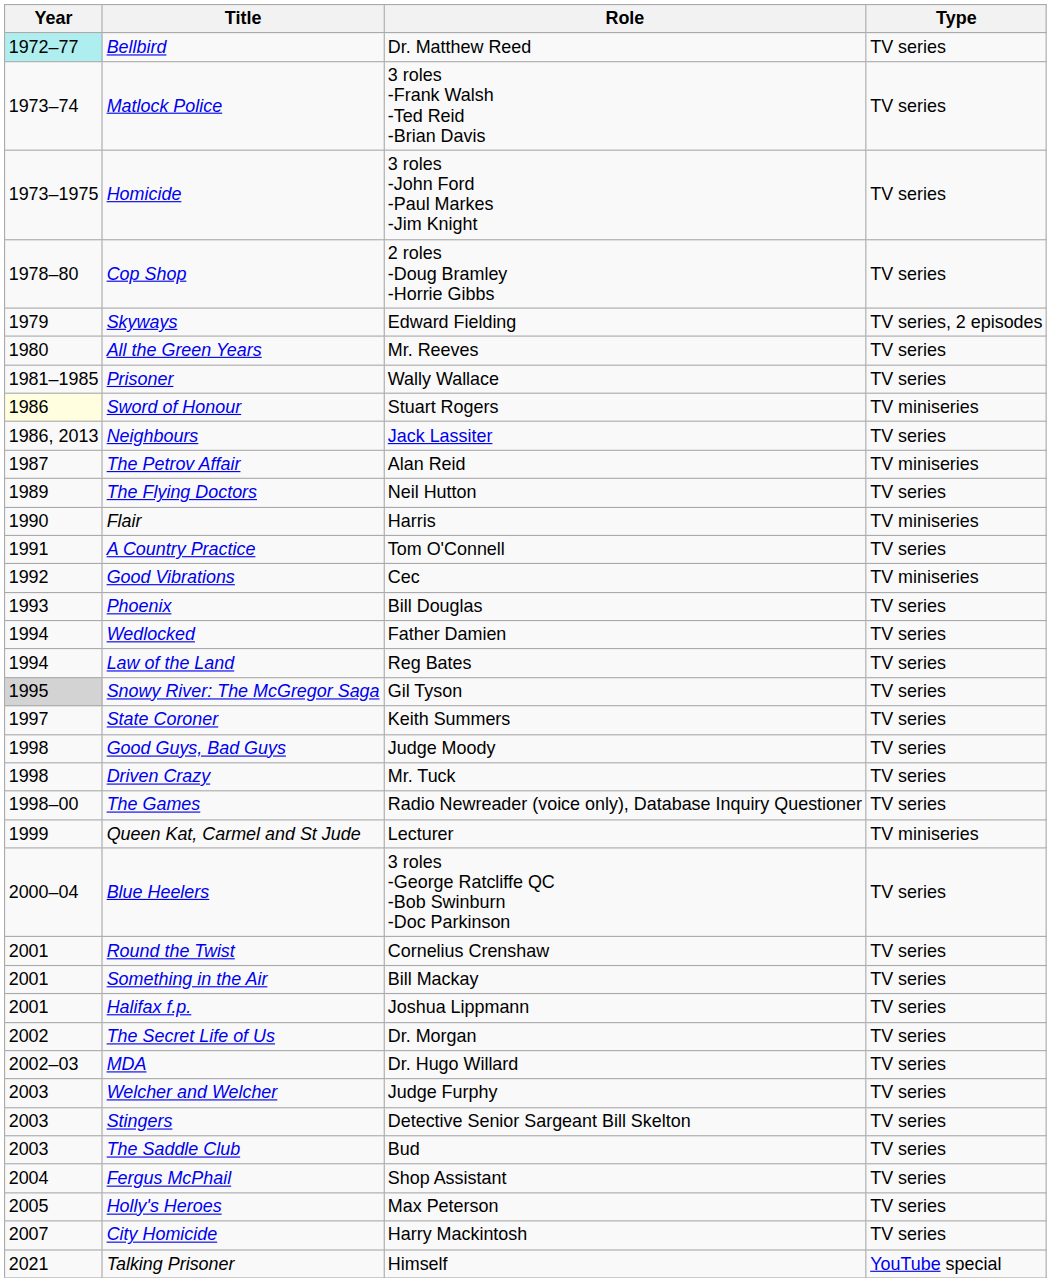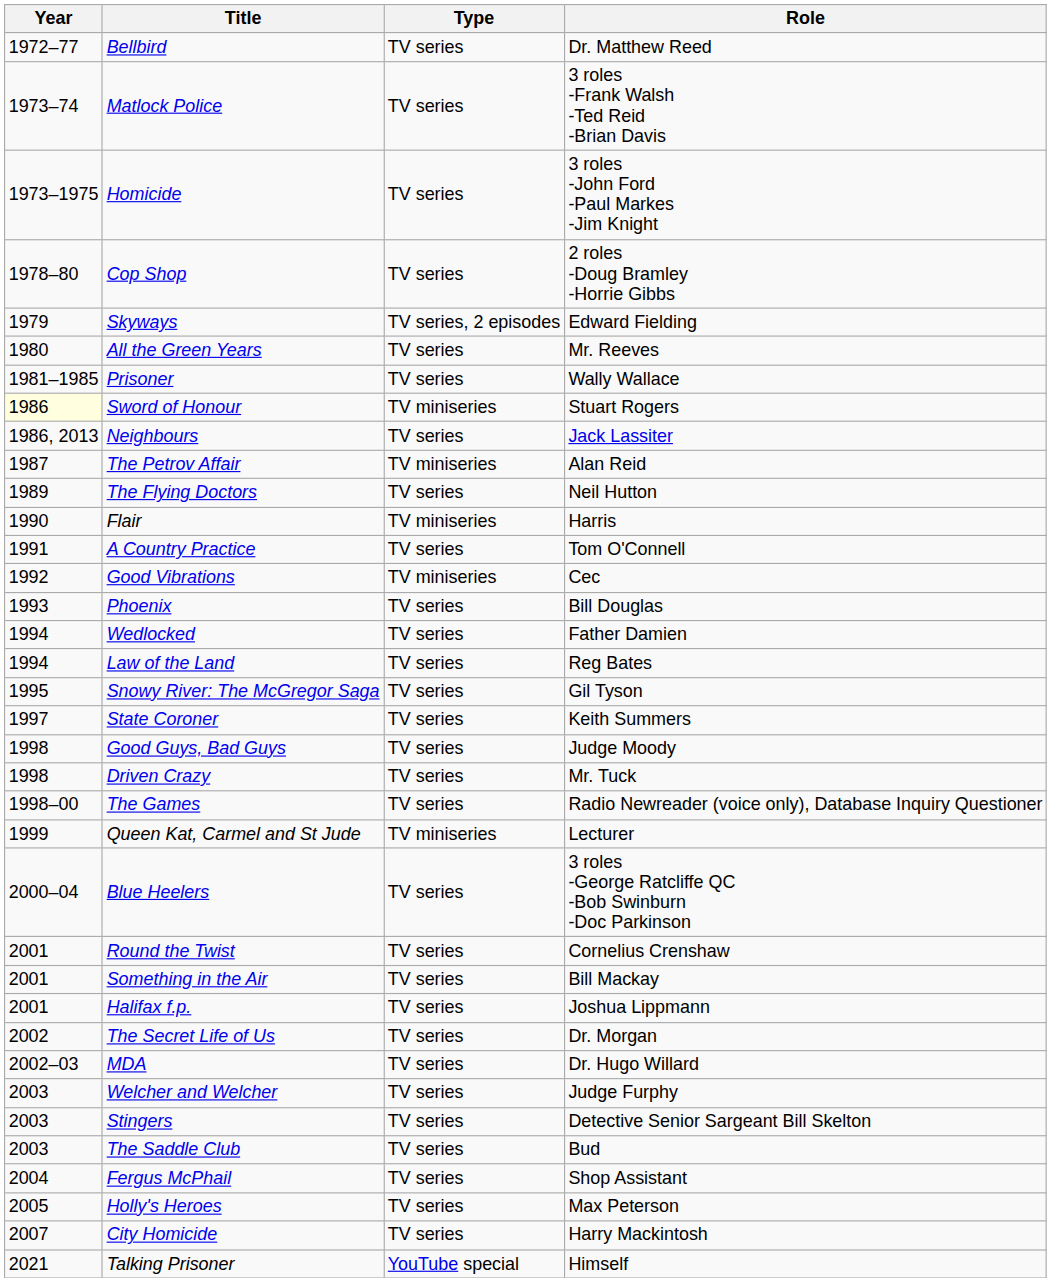columns swapped: (625, 18) <-> (956, 18)
(44, 47) paleturquoise background -> (44, 47) no background
(29, 691) lightgrey background -> (29, 691) no background
